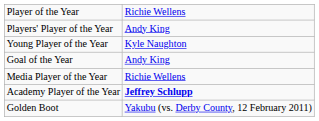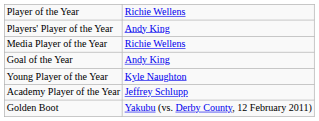rows swapped: (57, 76) <-> (57, 44)
(159, 92) bold -> (156, 92) normal
